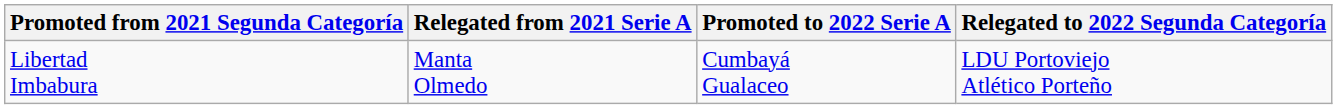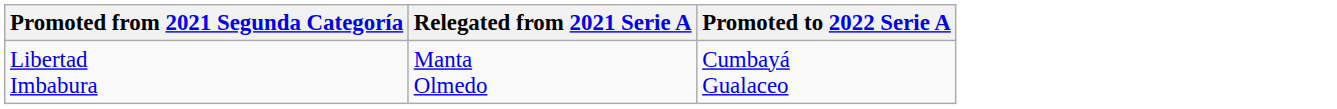- column: (1144, 22)
